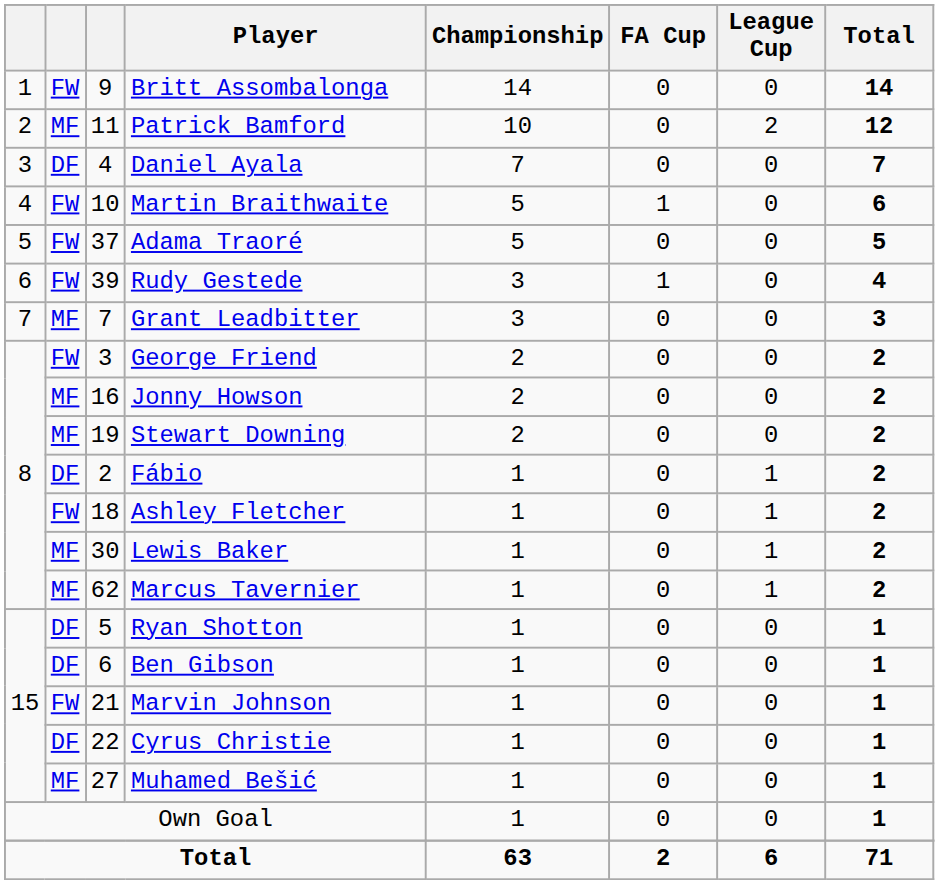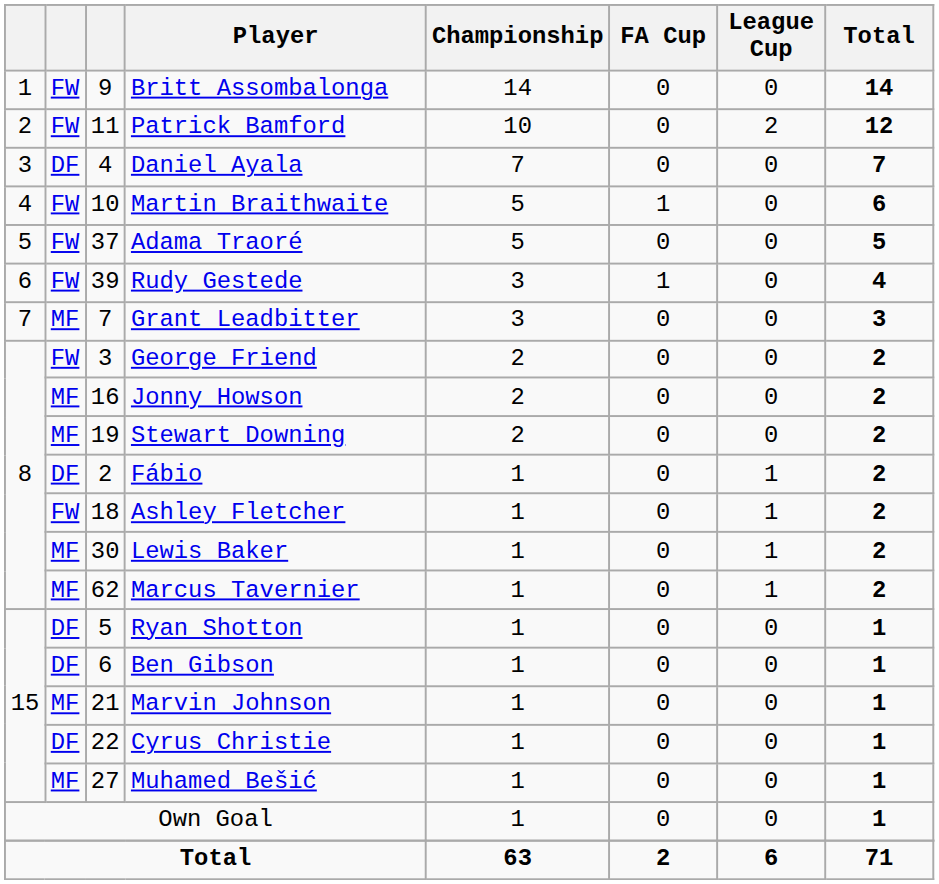(65, 129) MF -> (65, 129) FW
(65, 706) FW -> (65, 706) MF
